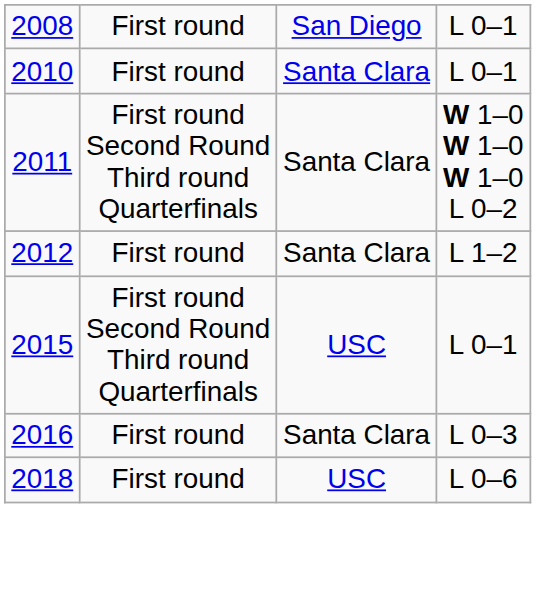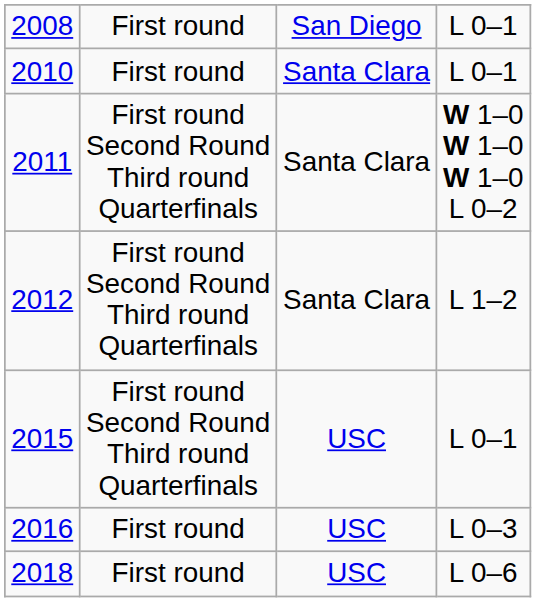(178, 252) First round -> (178, 299) First round Second Round Third round Quarterfinals
(357, 435) Santa Clara -> (357, 529) USC
